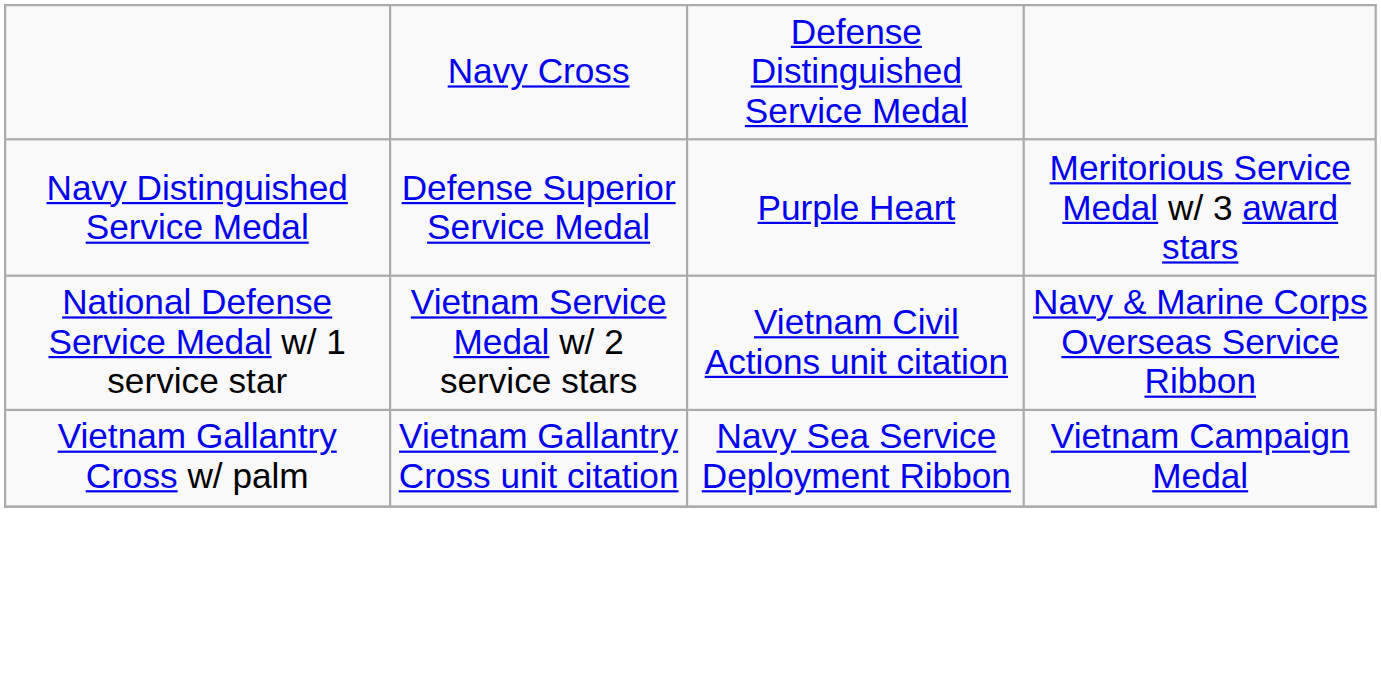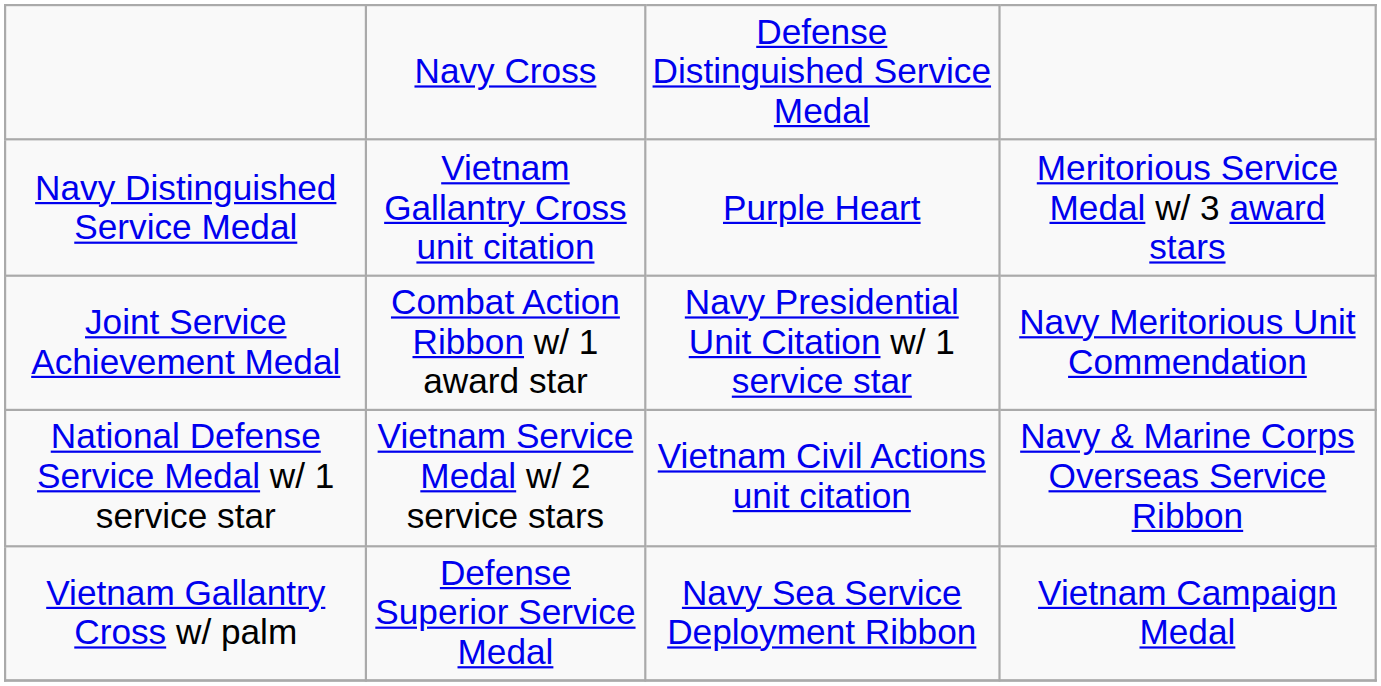(539, 207) Defense Superior Service Medal -> (505, 207) Vietnam Gallantry Cross unit citation
+ row: (186, 342)
(539, 457) Vietnam Gallantry Cross unit citation -> (505, 612) Defense Superior Service Medal
